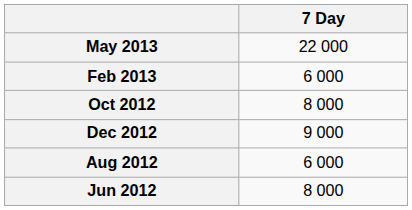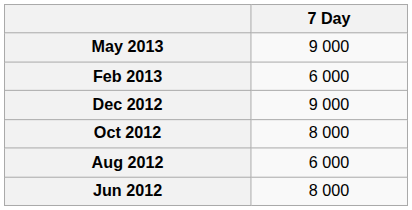(323, 47) 22 000 -> (329, 47) 9 000
rows swapped: (122, 133) <-> (122, 104)
